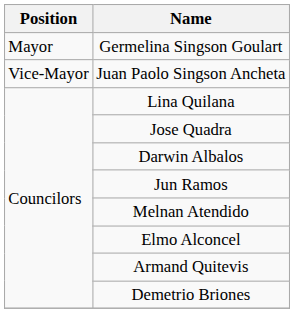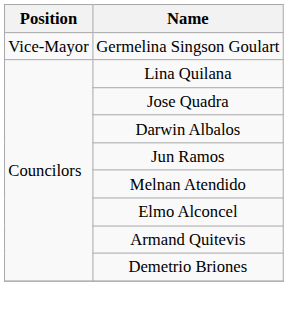(31, 46) Mayor -> (49, 46) Vice-Mayor
- row: (191, 74)
